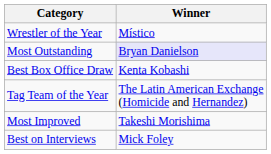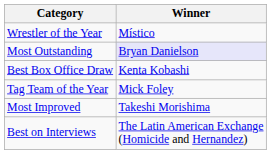(191, 95) The Latin American Exchange (Homicide and Hernandez) -> (146, 88) Mick Foley
(146, 139) Mick Foley -> (191, 133) The Latin American Exchange (Homicide and Hernandez)
